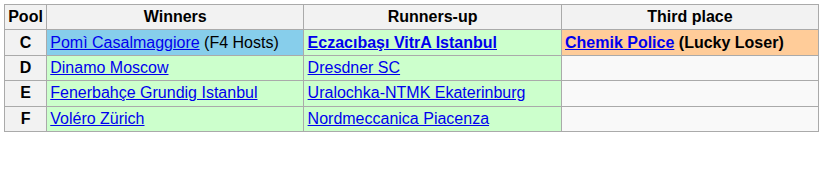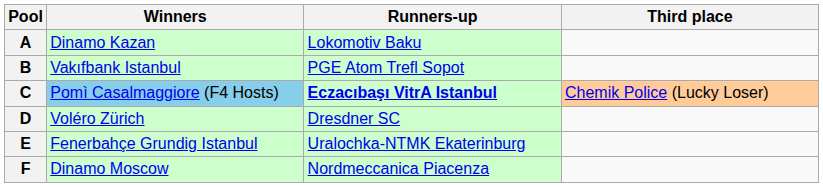+ row: (26, 42)
+ row: (26, 67)
(674, 42) bold -> (667, 93) normal
(109, 67) Dinamo Moscow -> (97, 118) Voléro Zürich
(97, 118) Voléro Zürich -> (109, 169) Dinamo Moscow
